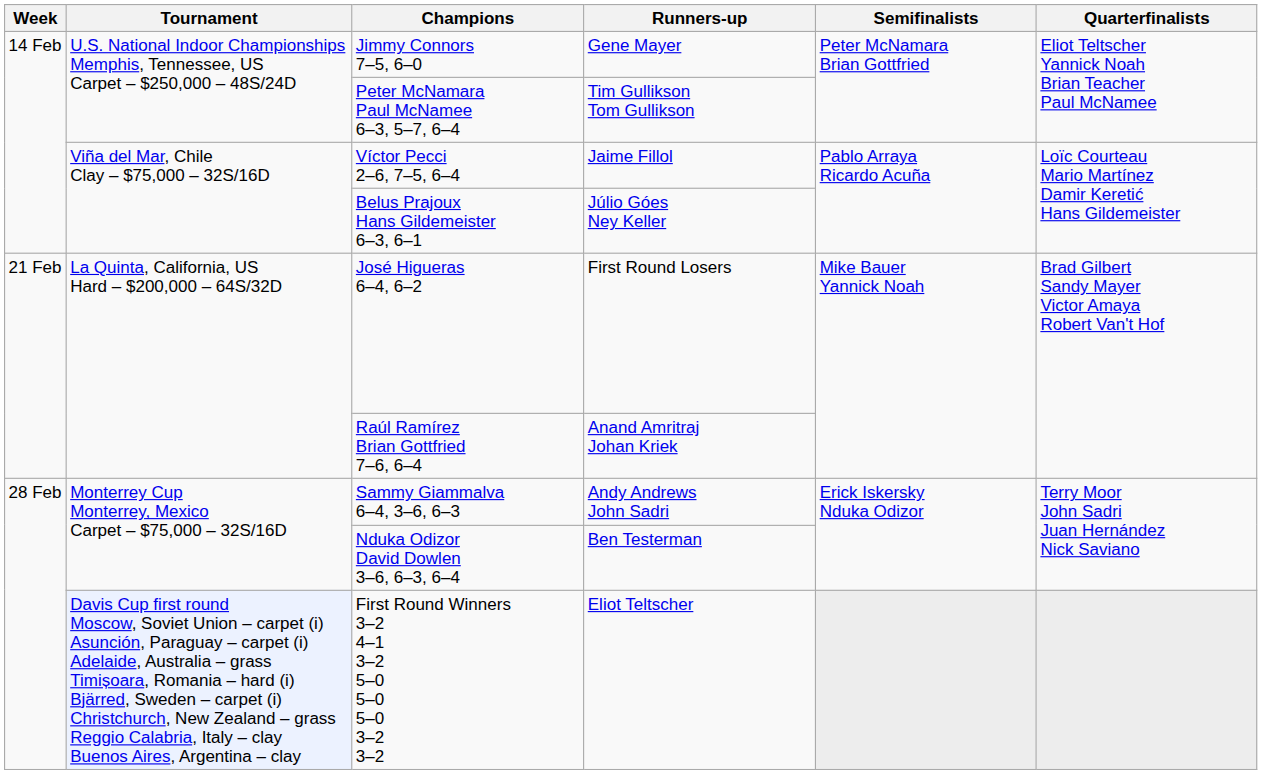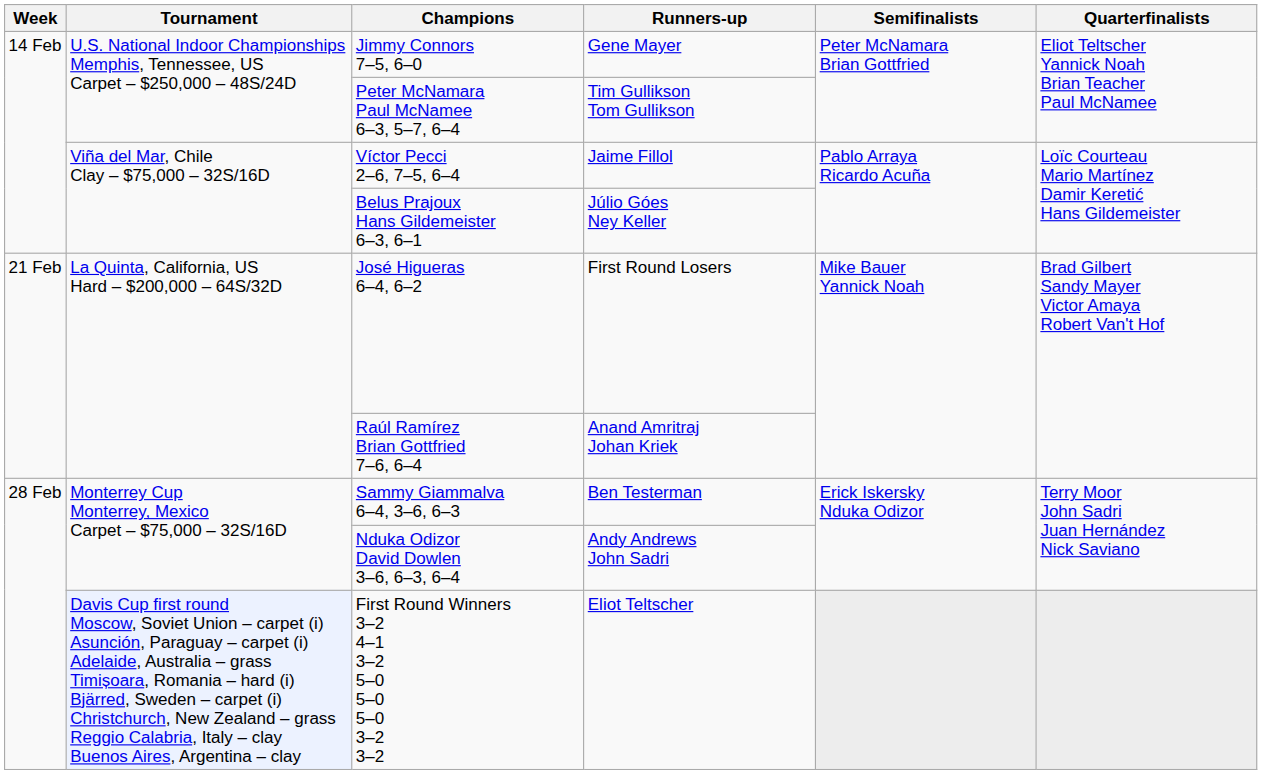(642, 502) Andy Andrews John Sadri -> (645, 492) Ben Testerman
(645, 538) Ben Testerman -> (642, 548) Andy Andrews John Sadri
